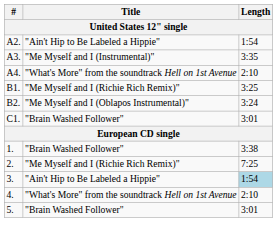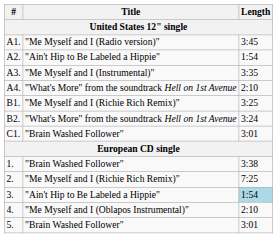+ row: (14, 42)
(107, 103) "Me Myself and I (Oblapos Instrumental)" -> (131, 118) "What's More" from the soundtrack Hell on 1st Avenue
(131, 194) "What's More" from the soundtrack Hell on 1st Avenue -> (107, 210) "Me Myself and I (Oblapos Instrumental)"
